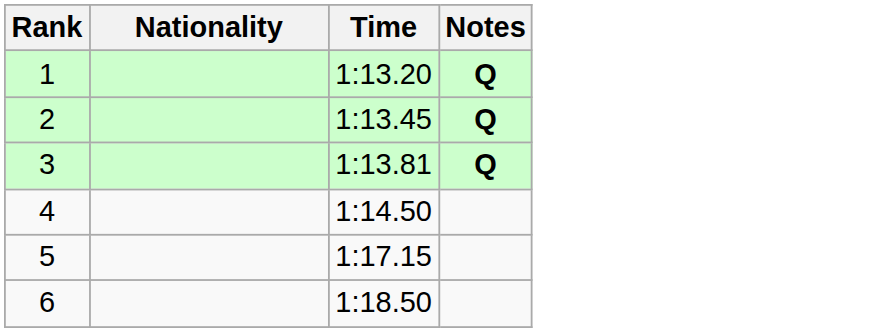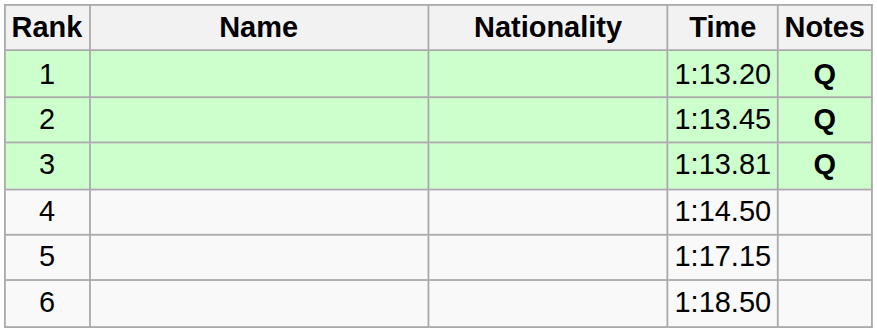+ column: (259, 27)
